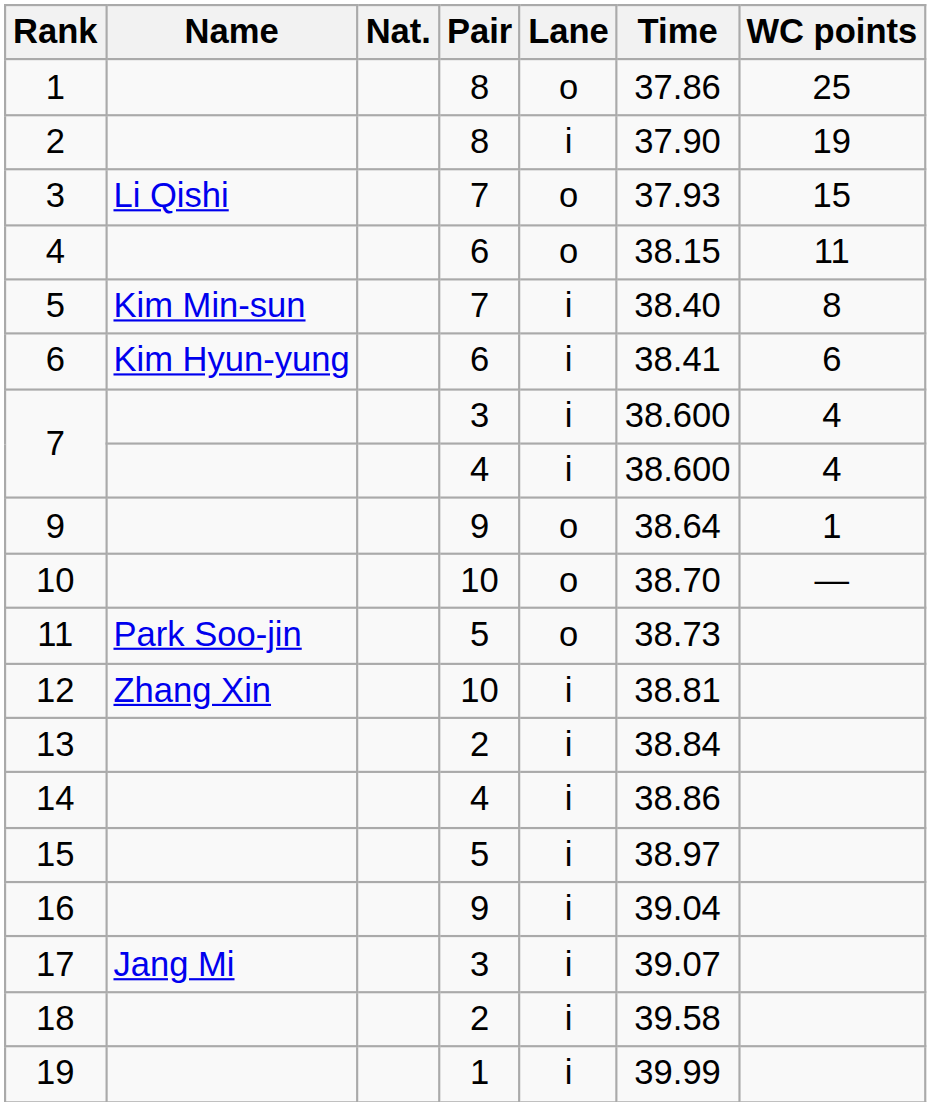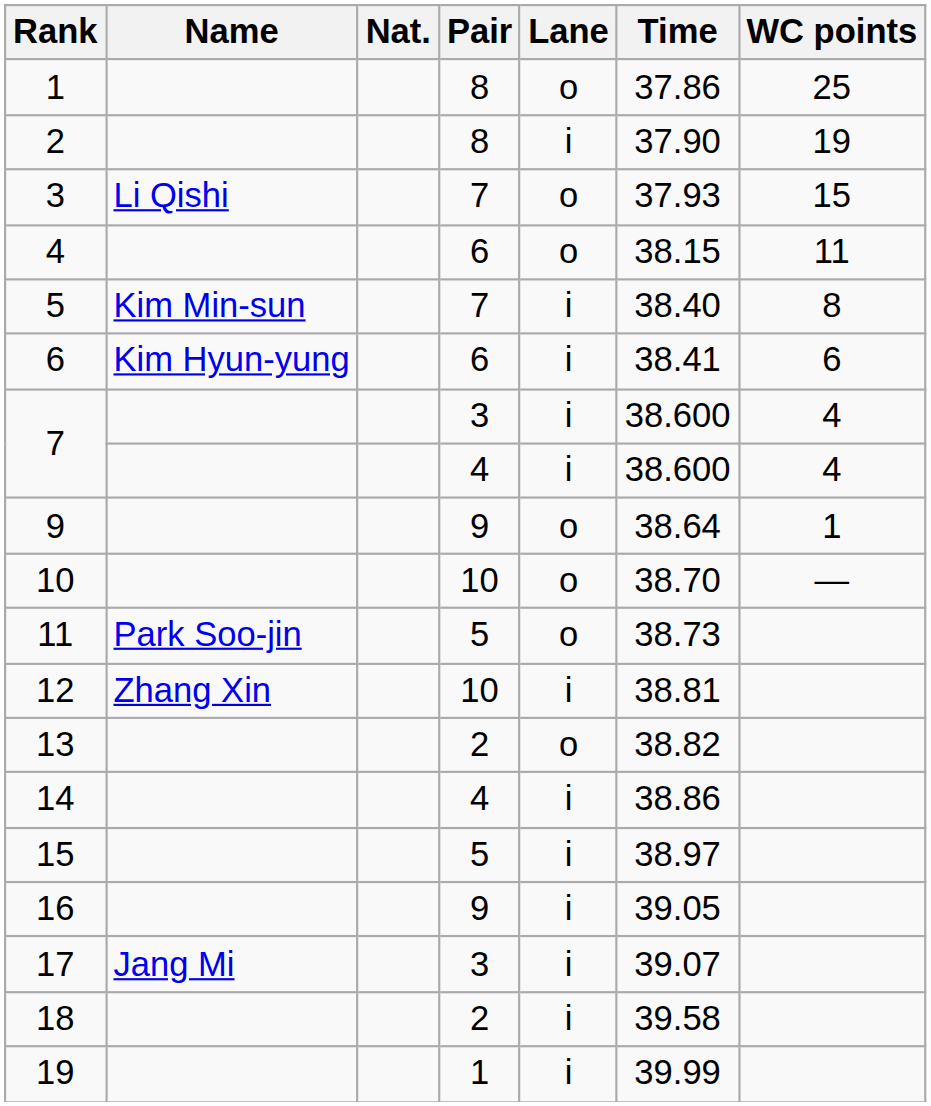(569, 744) i -> (569, 744) o
(678, 744) 38.84 -> (678, 744) 38.82
(678, 908) 39.04 -> (678, 908) 39.05
